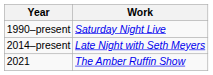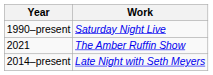rows swapped: (39, 45) <-> (18, 62)
